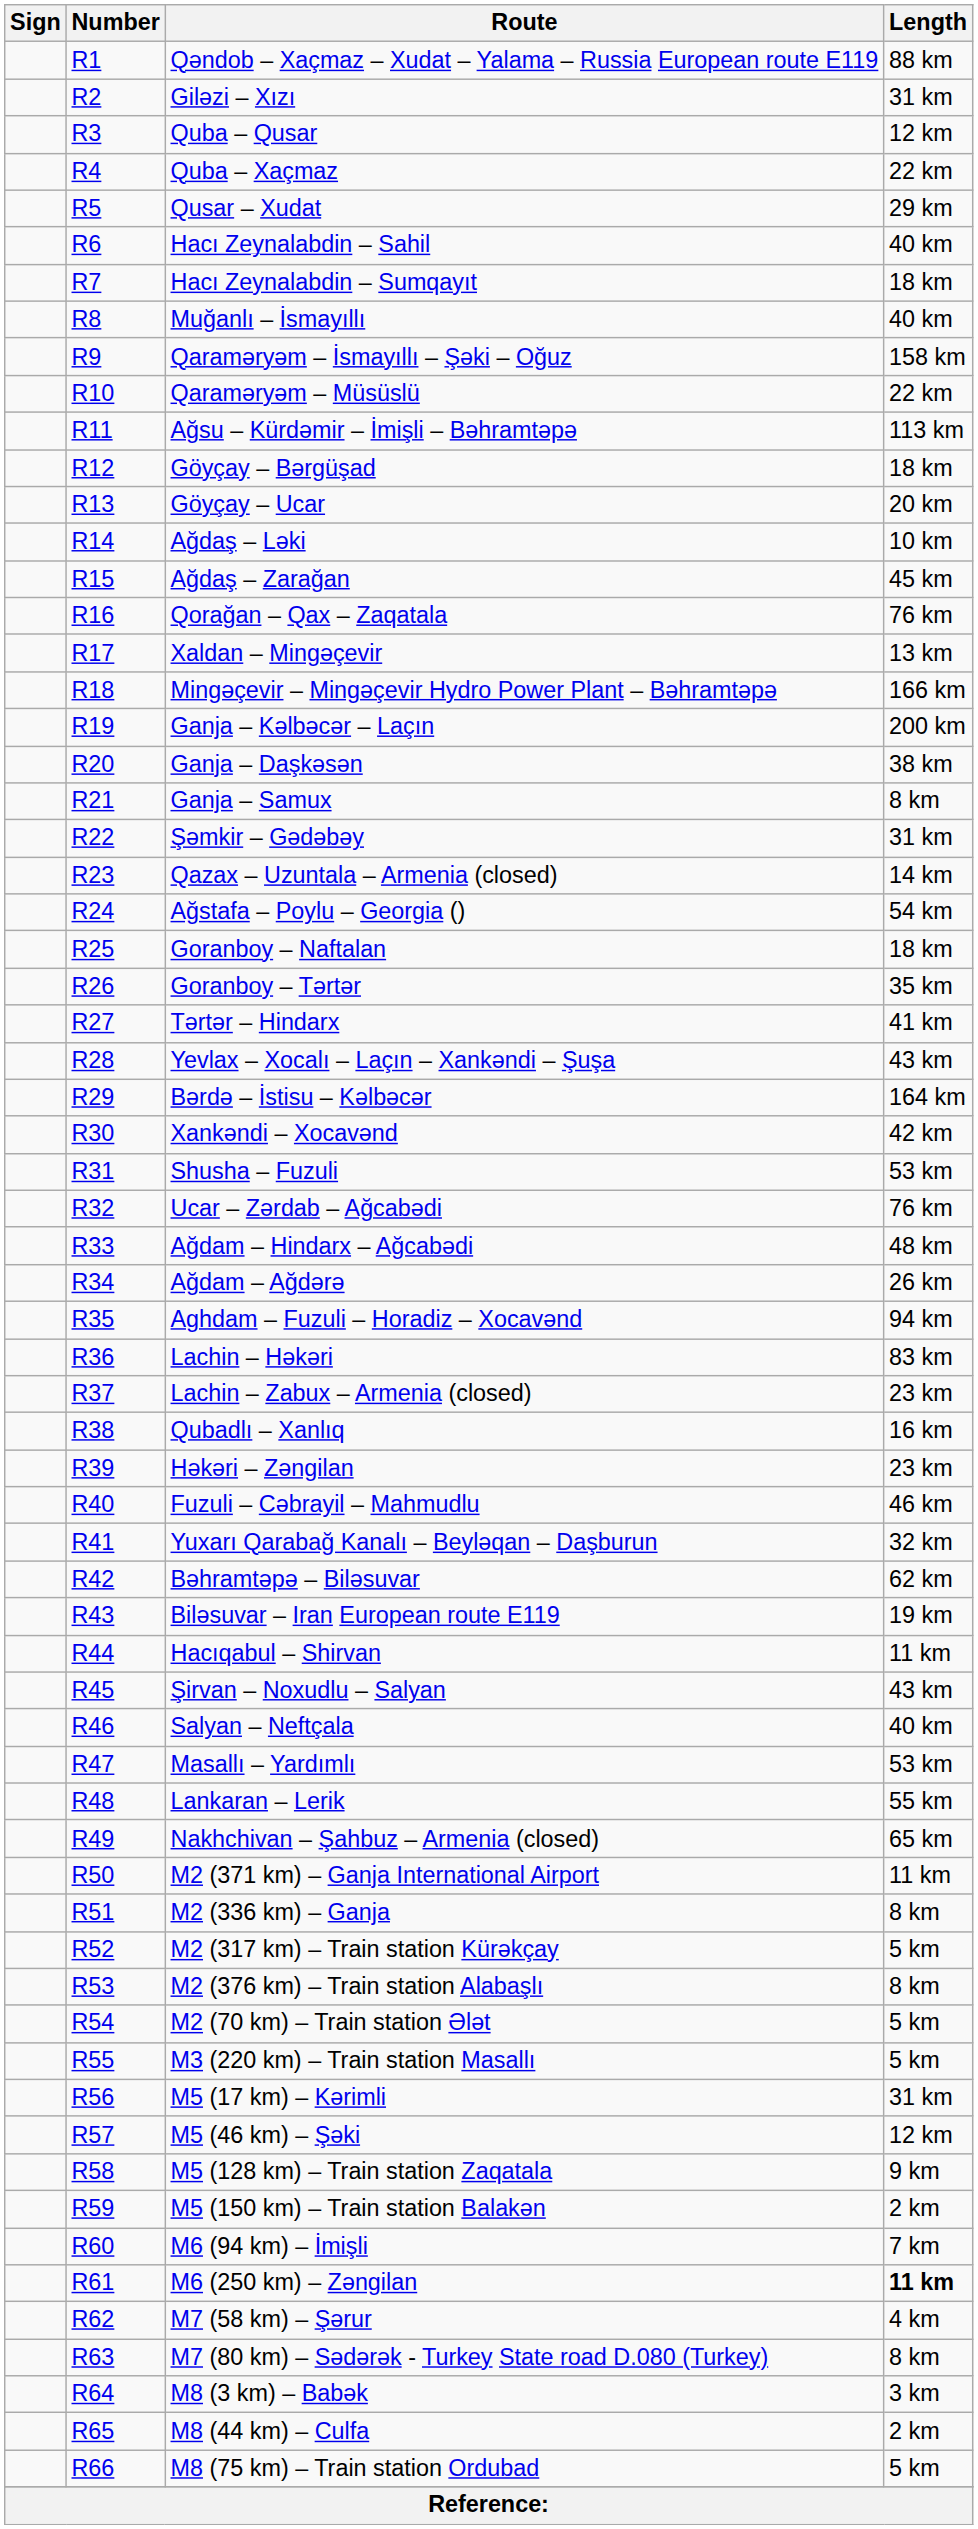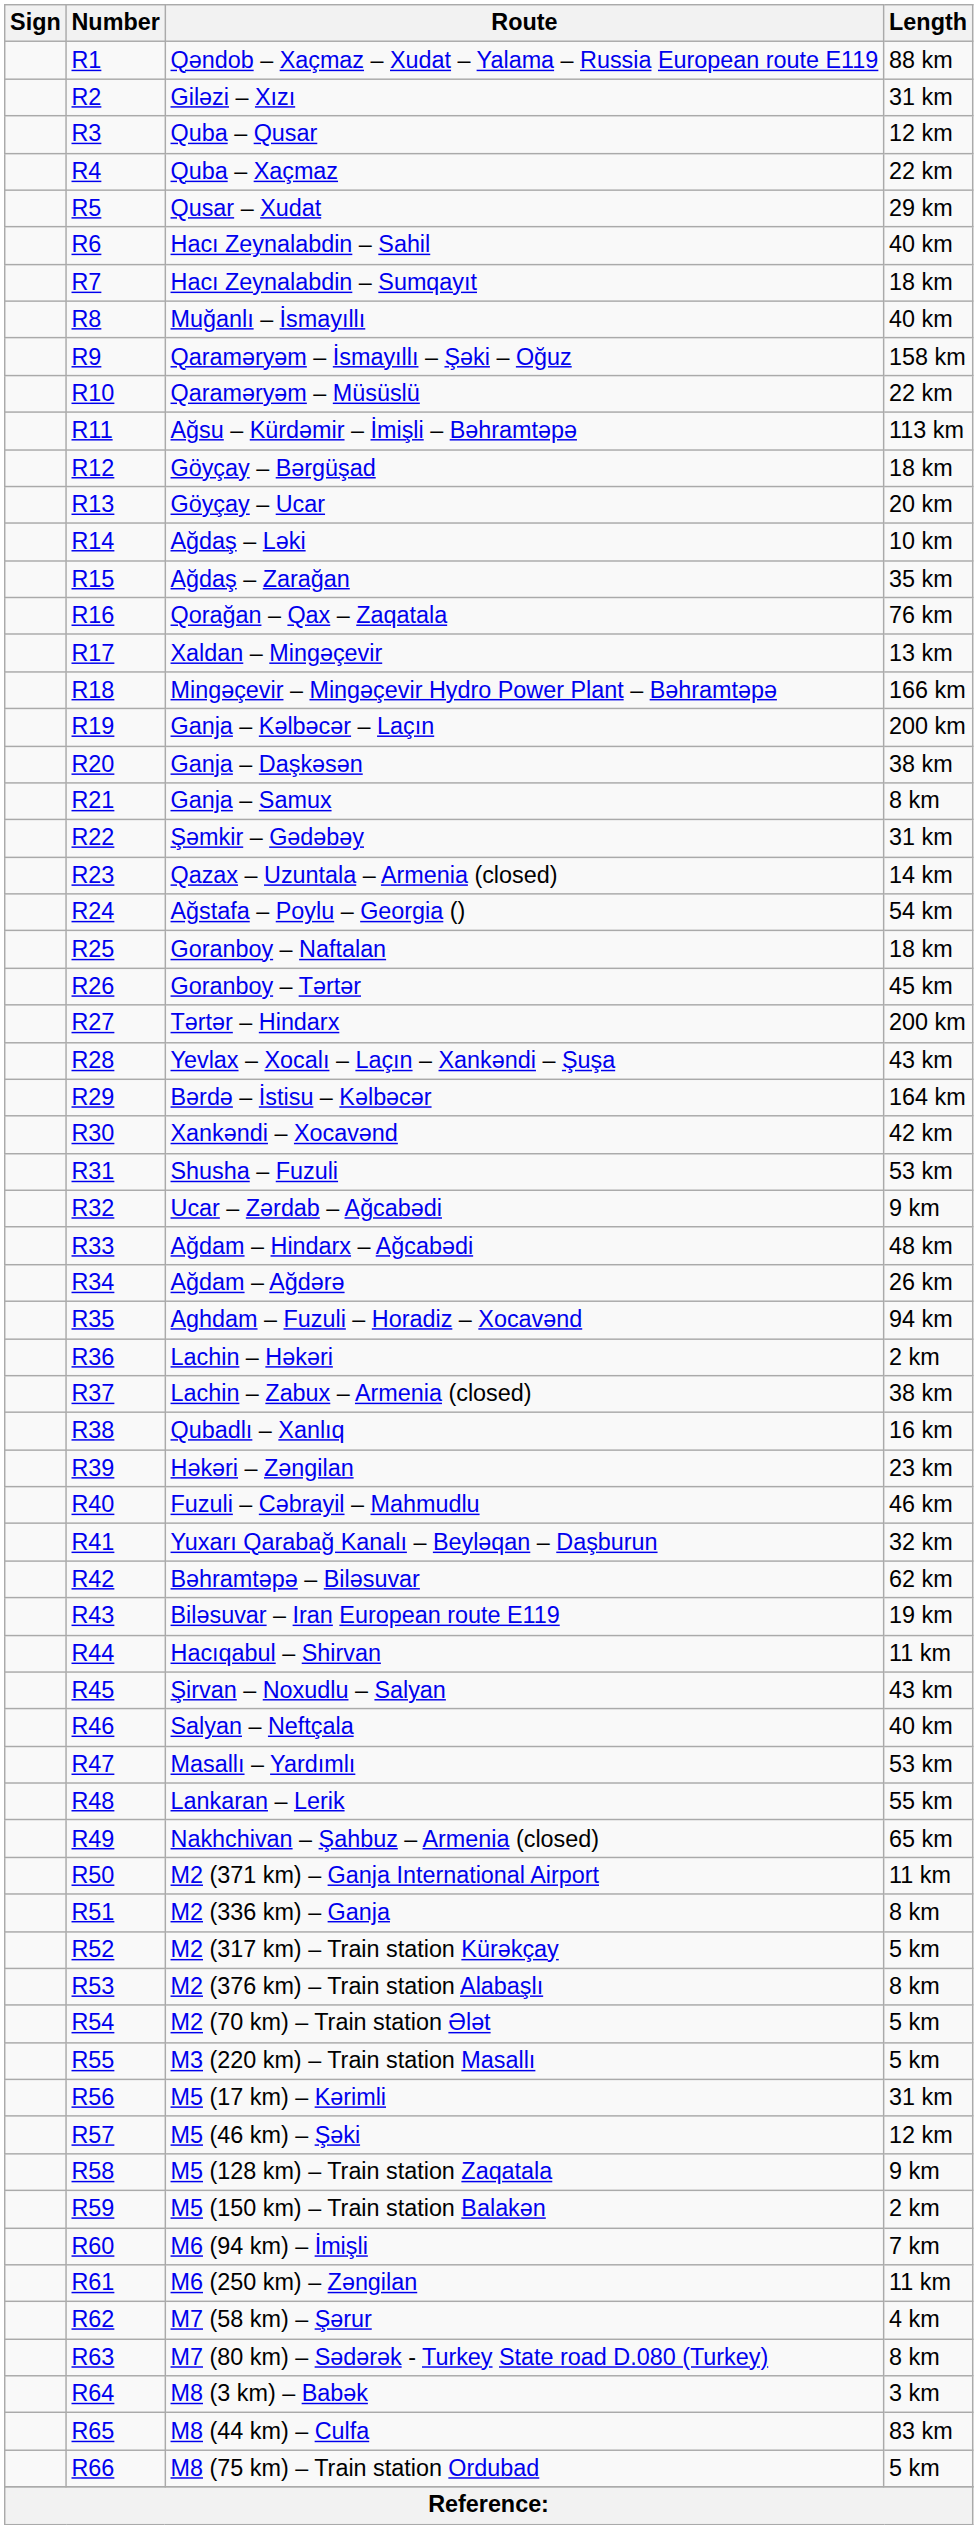(921, 578) 45 km -> (921, 578) 35 km
(921, 986) 35 km -> (921, 986) 45 km
(921, 1023) 41 km -> (927, 1023) 200 km
(921, 1208) 76 km -> (914, 1208) 9 km
(921, 1356) 83 km -> (914, 1356) 2 km
(921, 1393) 23 km -> (921, 1393) 38 km
(922, 2282) bold -> (920, 2282) normal
(914, 2431) 2 km -> (921, 2431) 83 km
